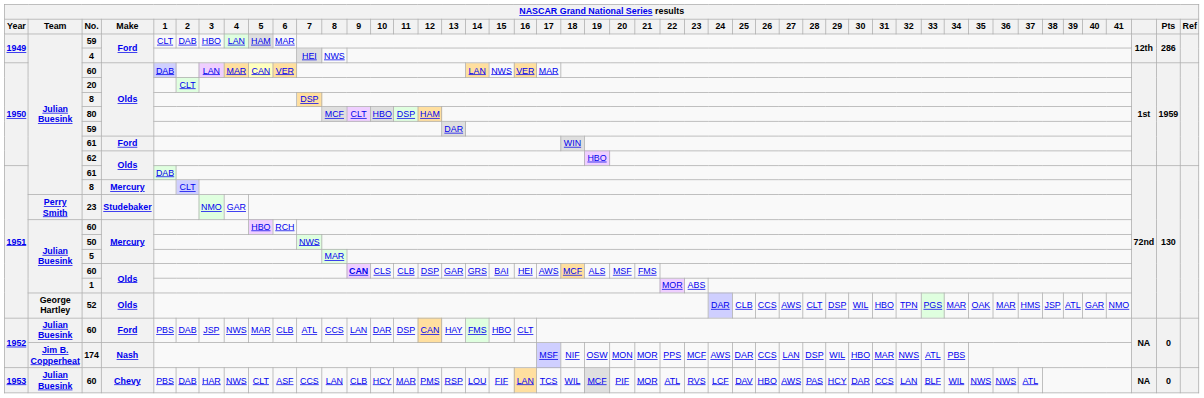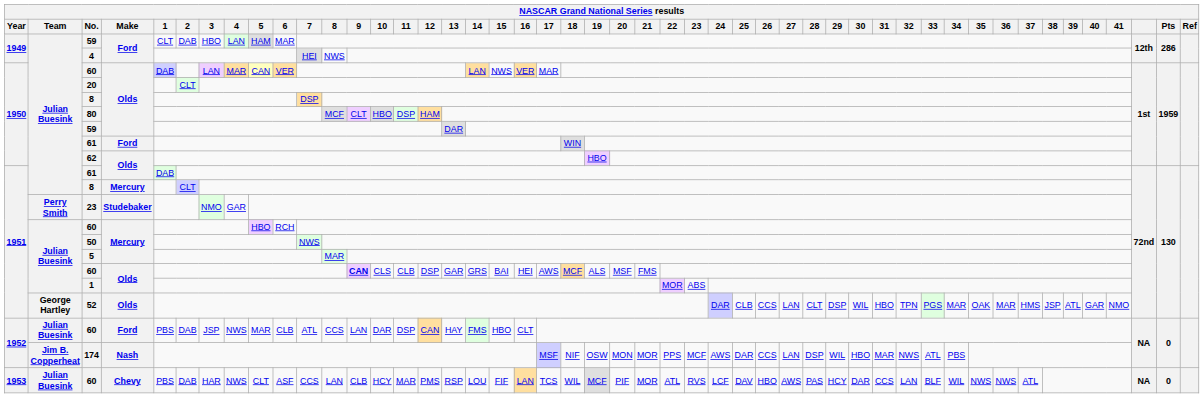(791, 305) AWS -> (791, 305) LAN
